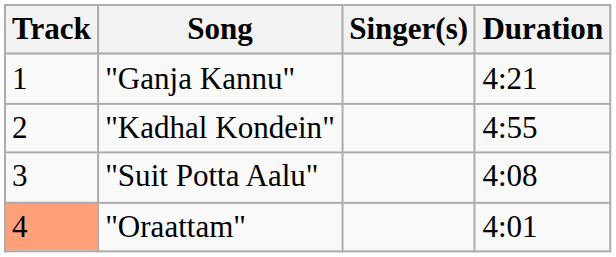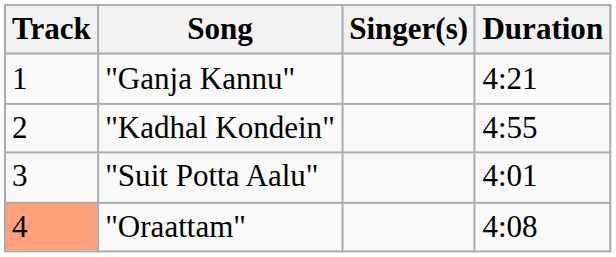(510, 176) 4:08 -> (510, 176) 4:01
(510, 226) 4:01 -> (510, 226) 4:08
